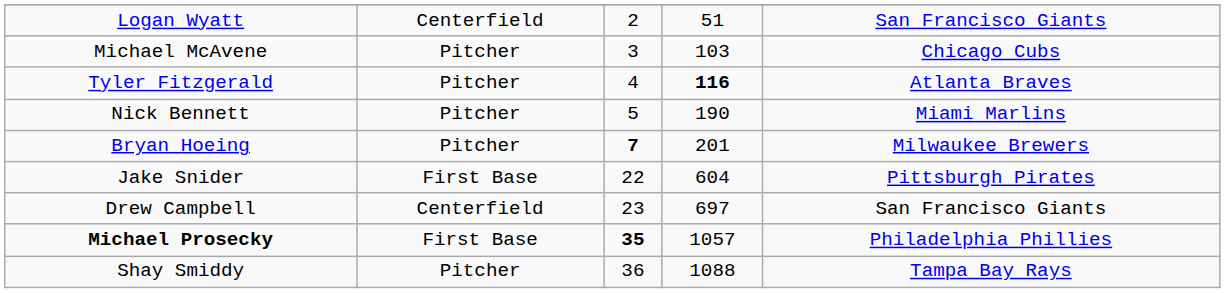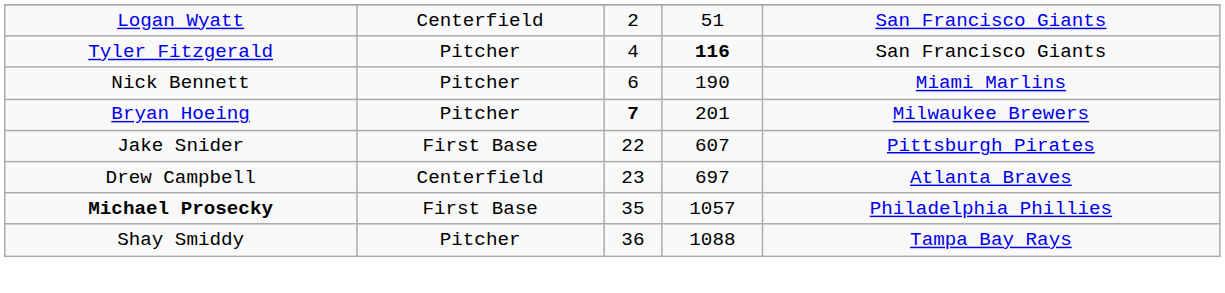- row: (181, 52)
(991, 83) Atlanta Braves -> (991, 52) San Francisco Giants
(633, 114) 5 -> (633, 83) 6
(712, 177) 604 -> (712, 146) 607
(991, 209) San Francisco Giants -> (991, 177) Atlanta Braves
(633, 240) bold -> (633, 209) normal
